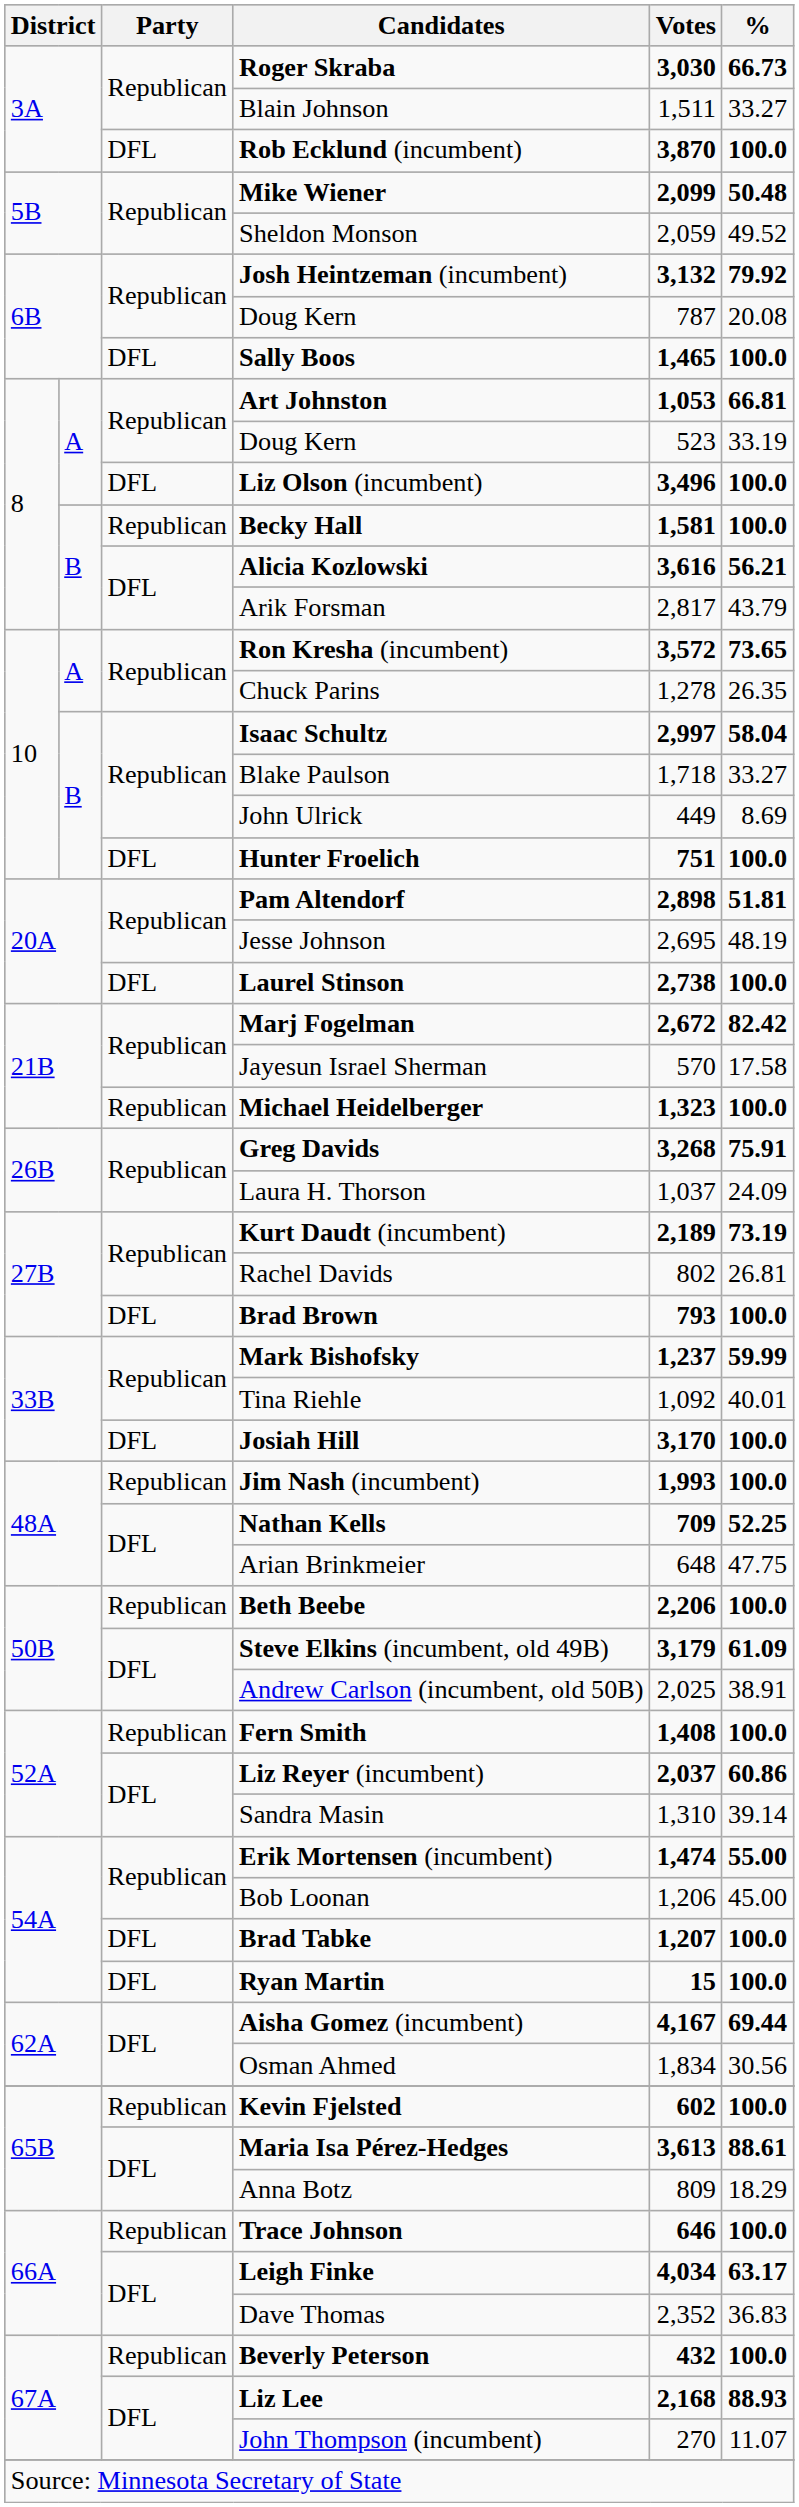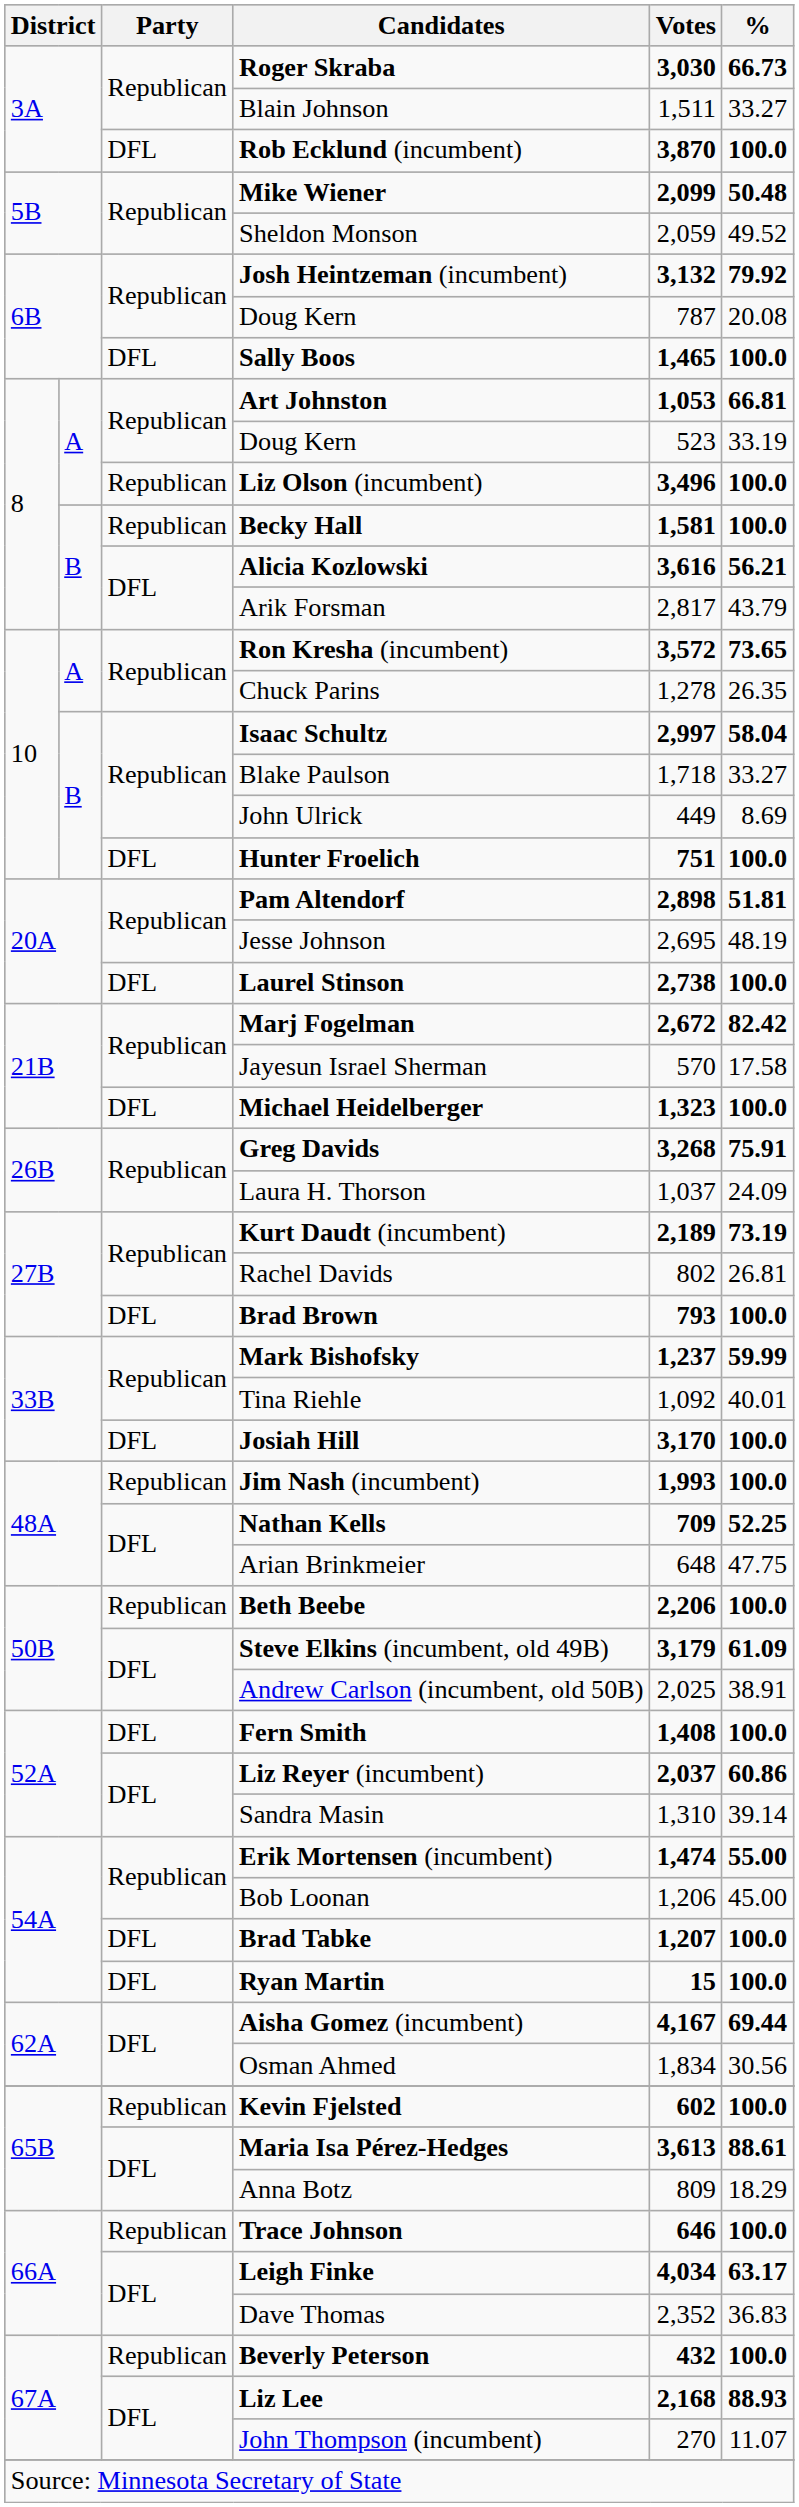(132, 483) DFL -> (167, 483) Republican
(167, 1107) Republican -> (132, 1107) DFL
(167, 1731) Republican -> (132, 1731) DFL
